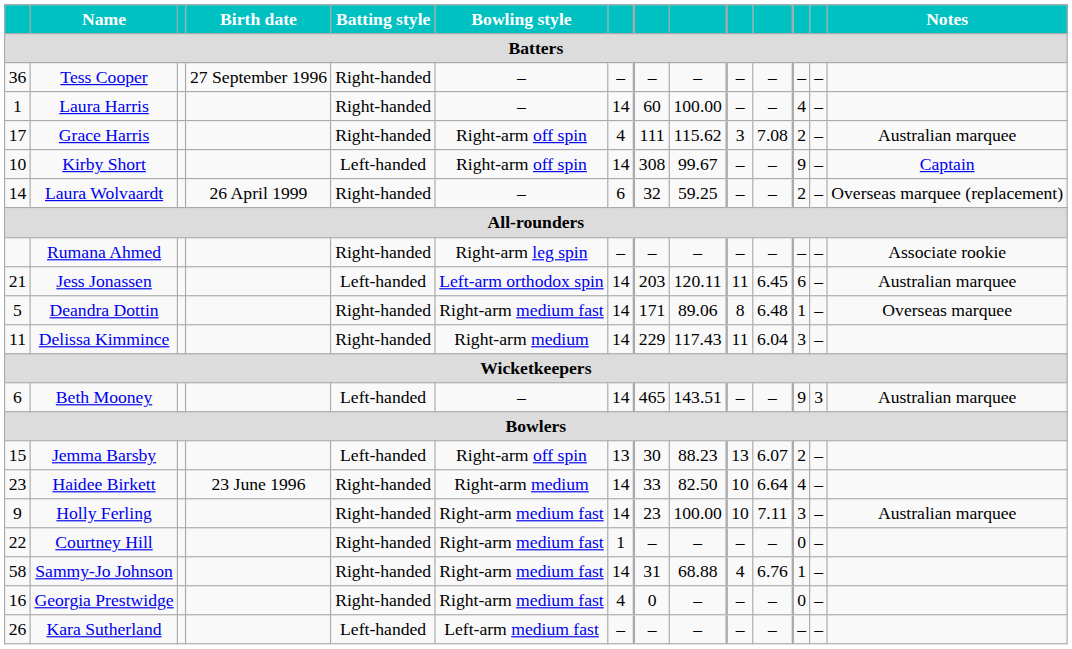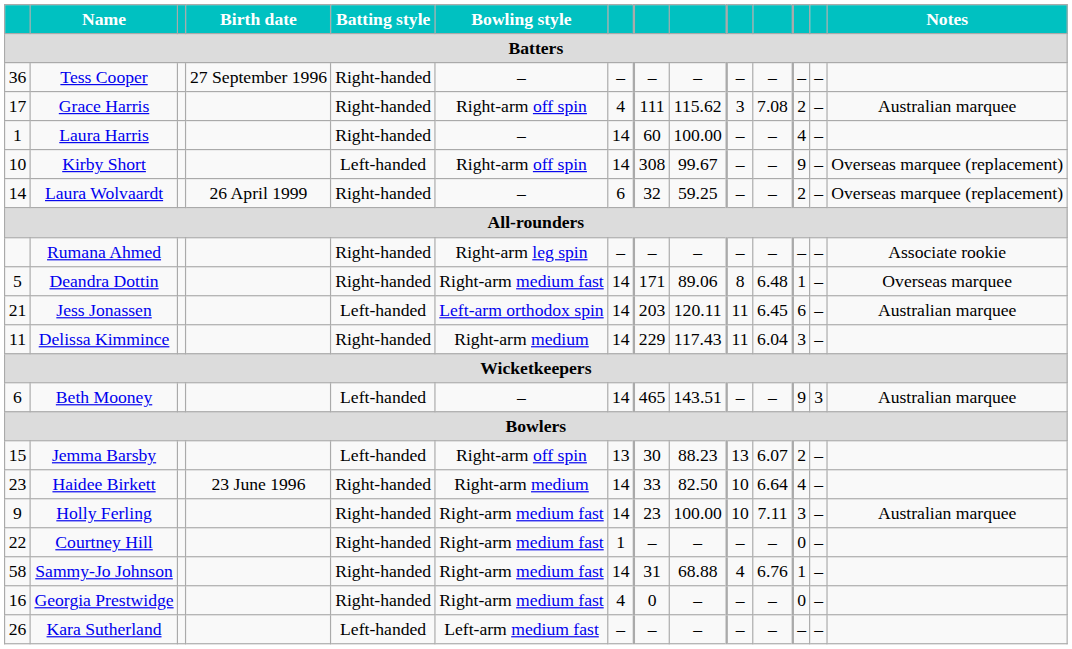rows swapped: (104, 135) <-> (104, 106)
(947, 164) Captain -> (947, 164) Overseas marquee (replacement)
rows swapped: (104, 309) <-> (104, 280)
